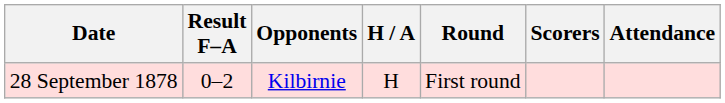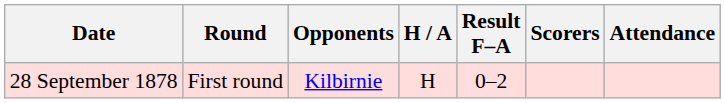columns swapped: (473, 33) <-> (217, 33)
